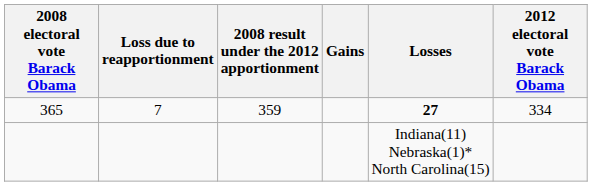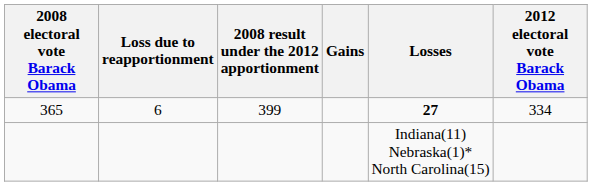(158, 110) 7 -> (158, 110) 6
(270, 110) 359 -> (270, 110) 399
